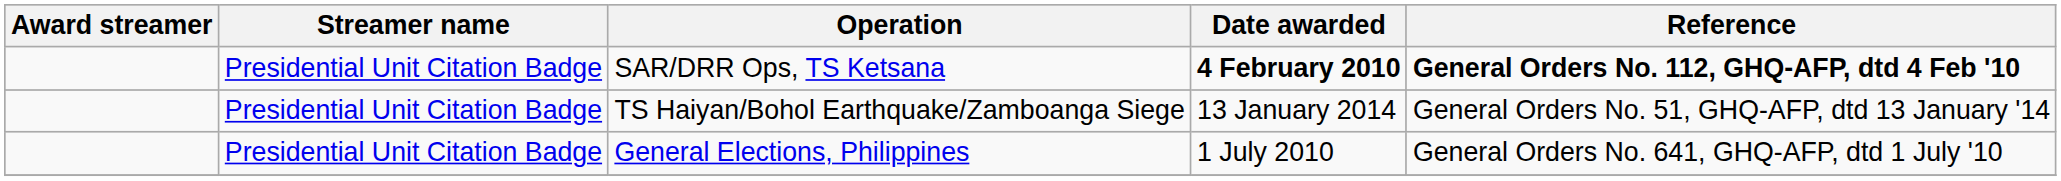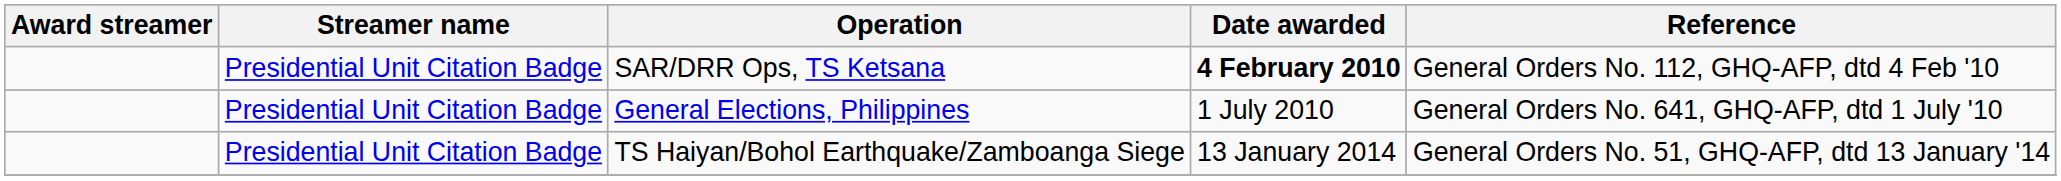(1717, 68) bold -> (1706, 68) normal
rows swapped: (792, 152) <-> (900, 110)
